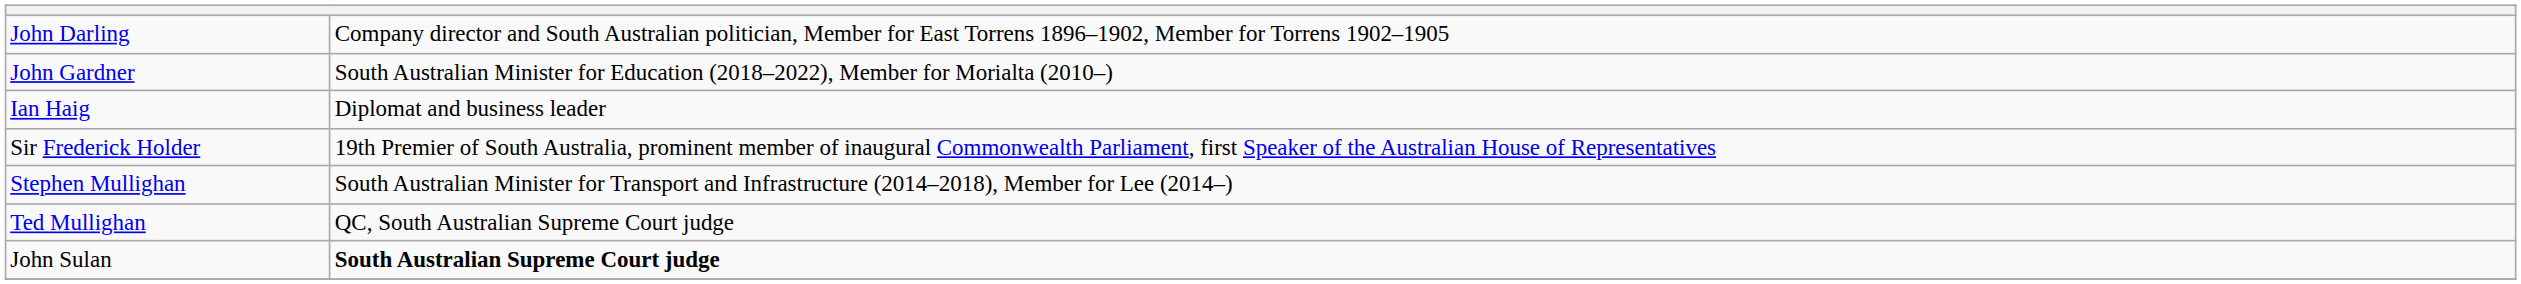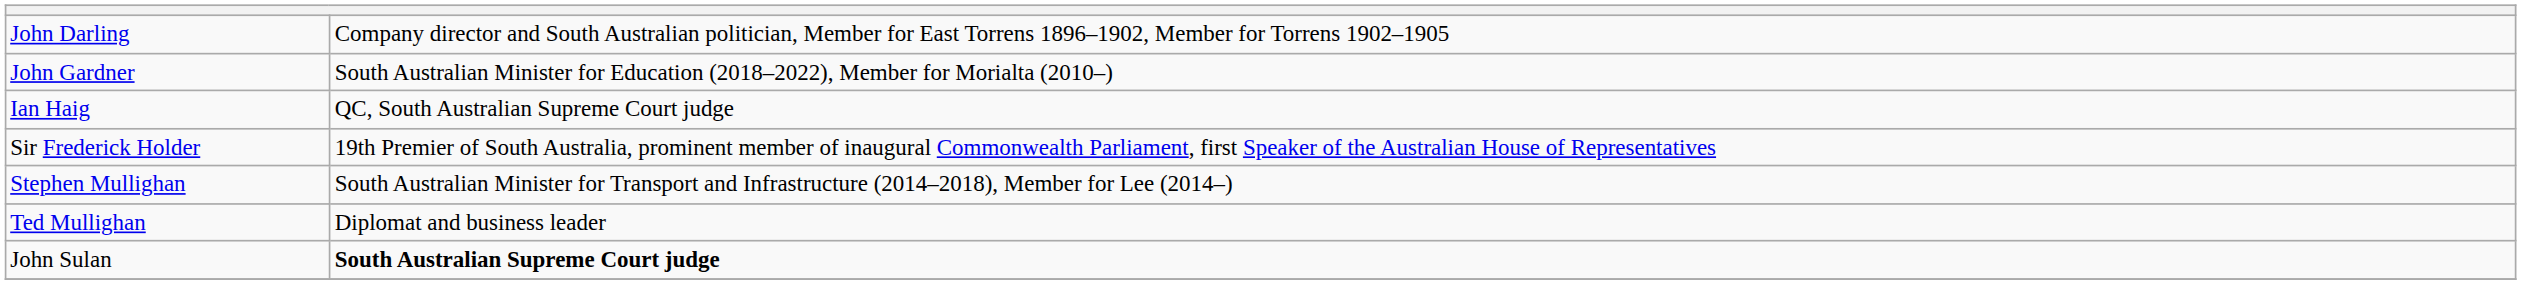(470, 109) Diplomat and business leader -> (534, 109) QC, South Australian Supreme Court judge
(534, 221) QC, South Australian Supreme Court judge -> (470, 221) Diplomat and business leader
